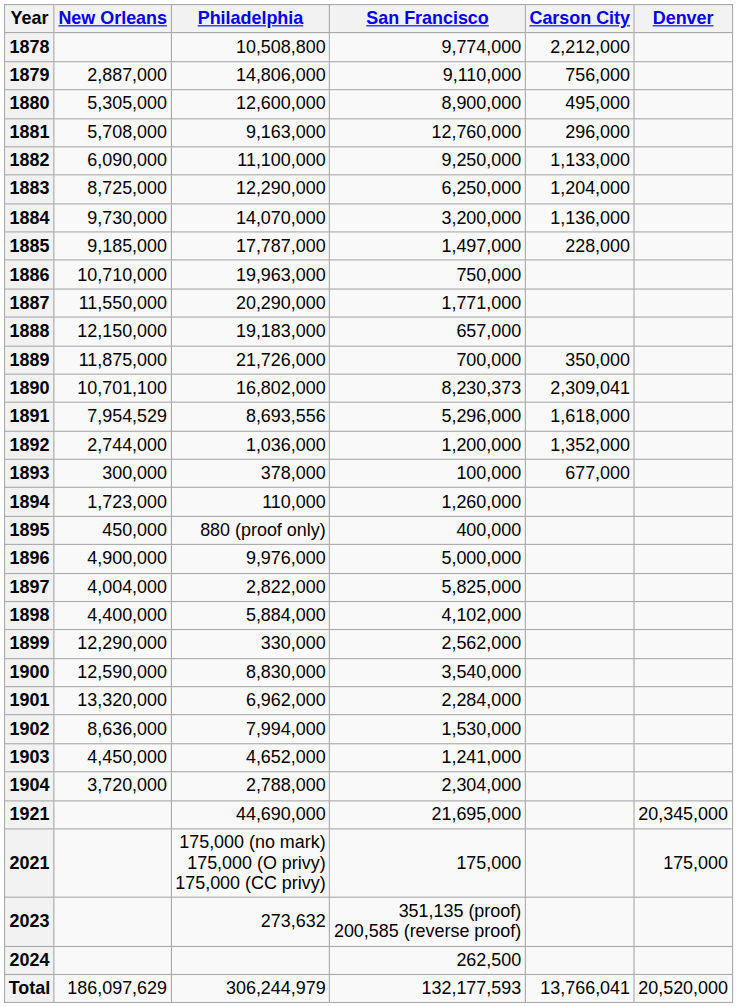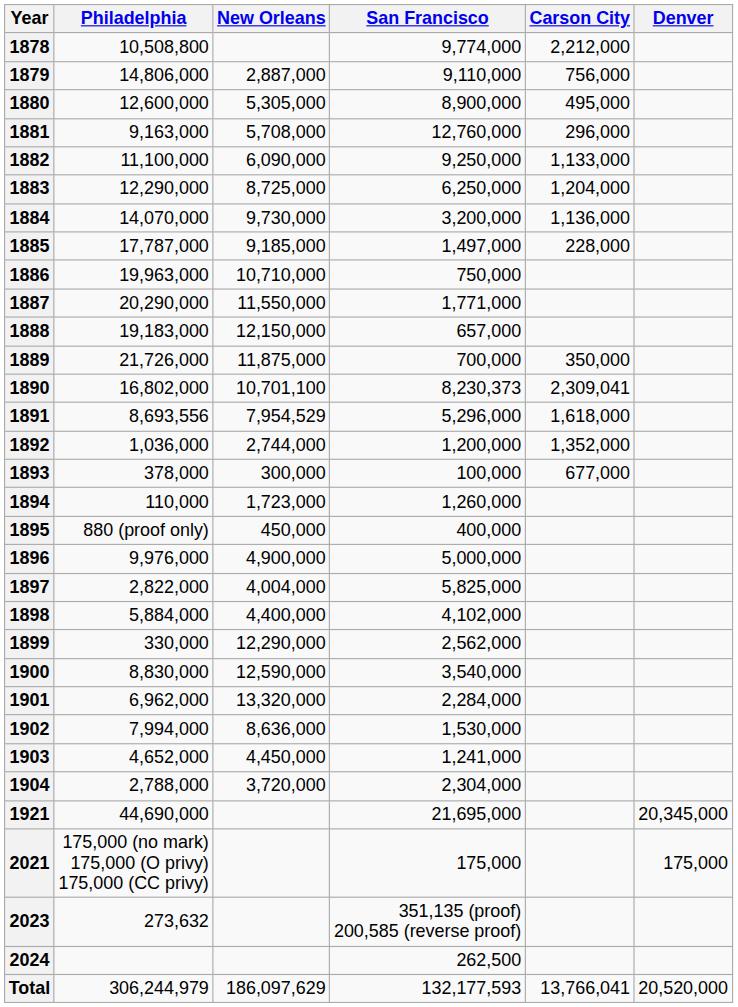columns swapped: (250, 18) <-> (113, 18)
